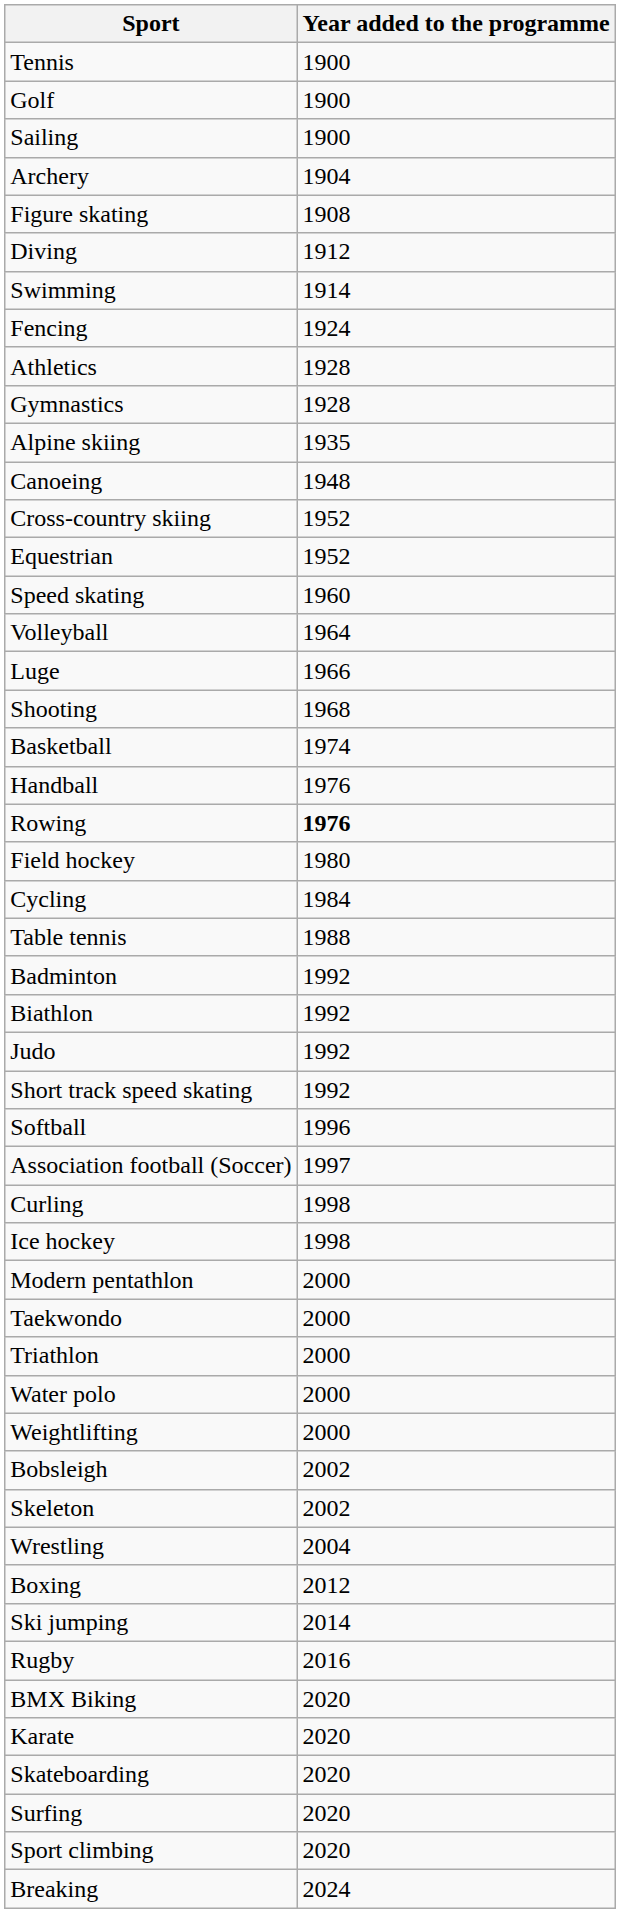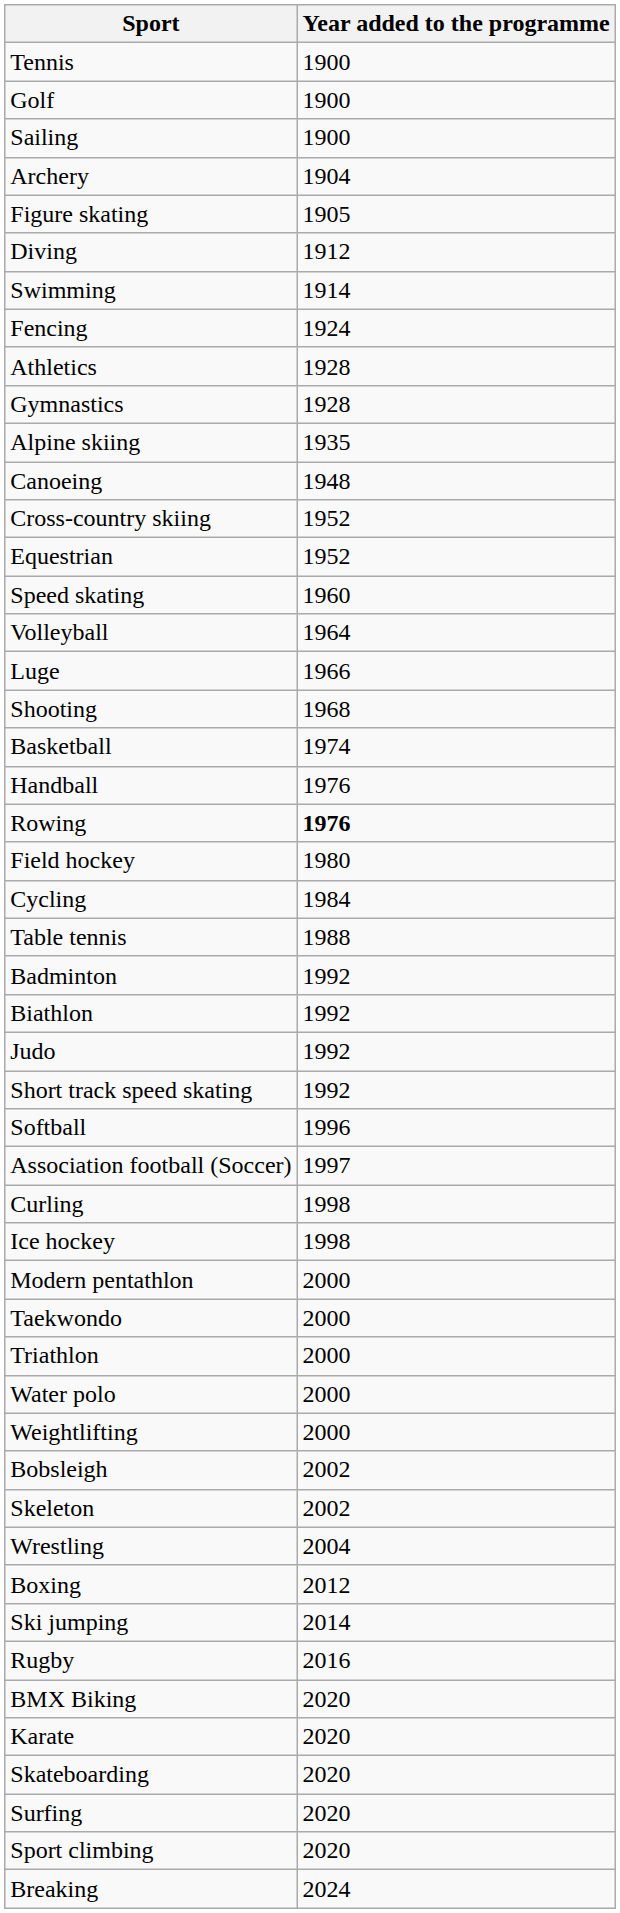(327, 213) 1908 -> (327, 213) 1905
